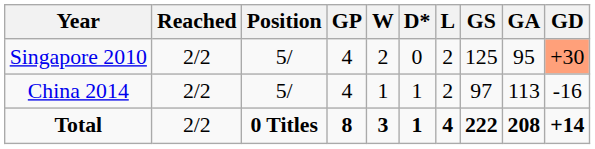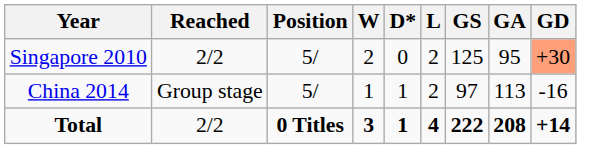- column: (347, 21)
(197, 90) 2/2 -> (210, 90) Group stage
